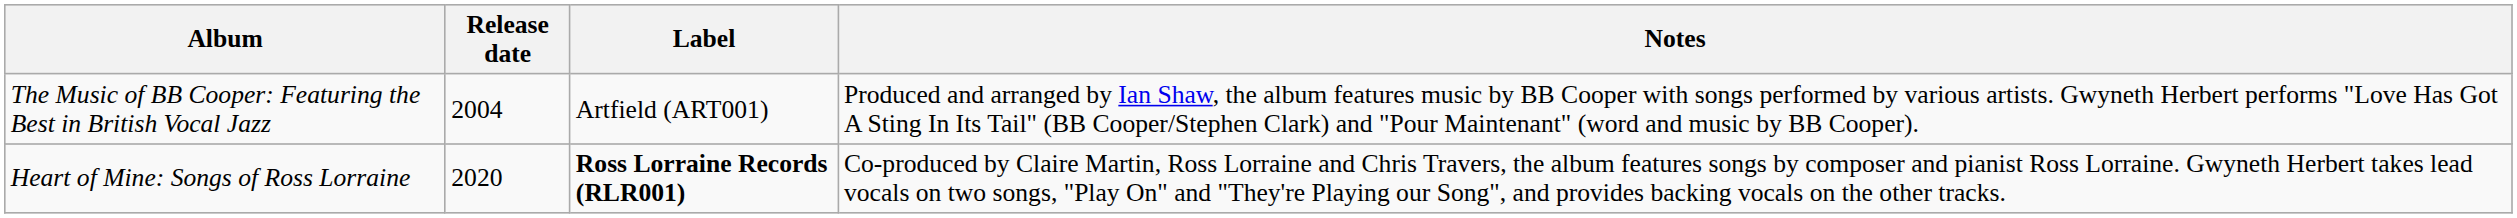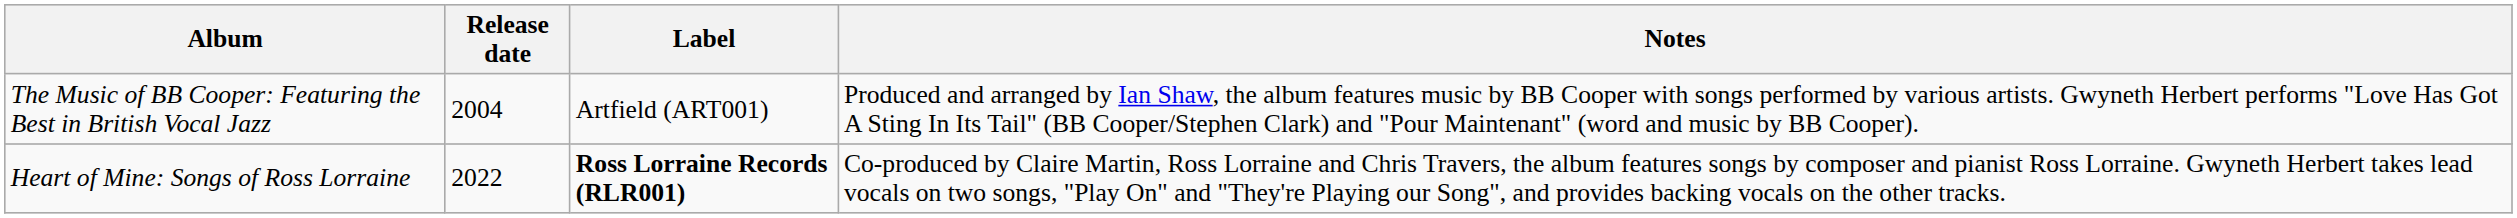(477, 178) 2020 -> (477, 178) 2022
